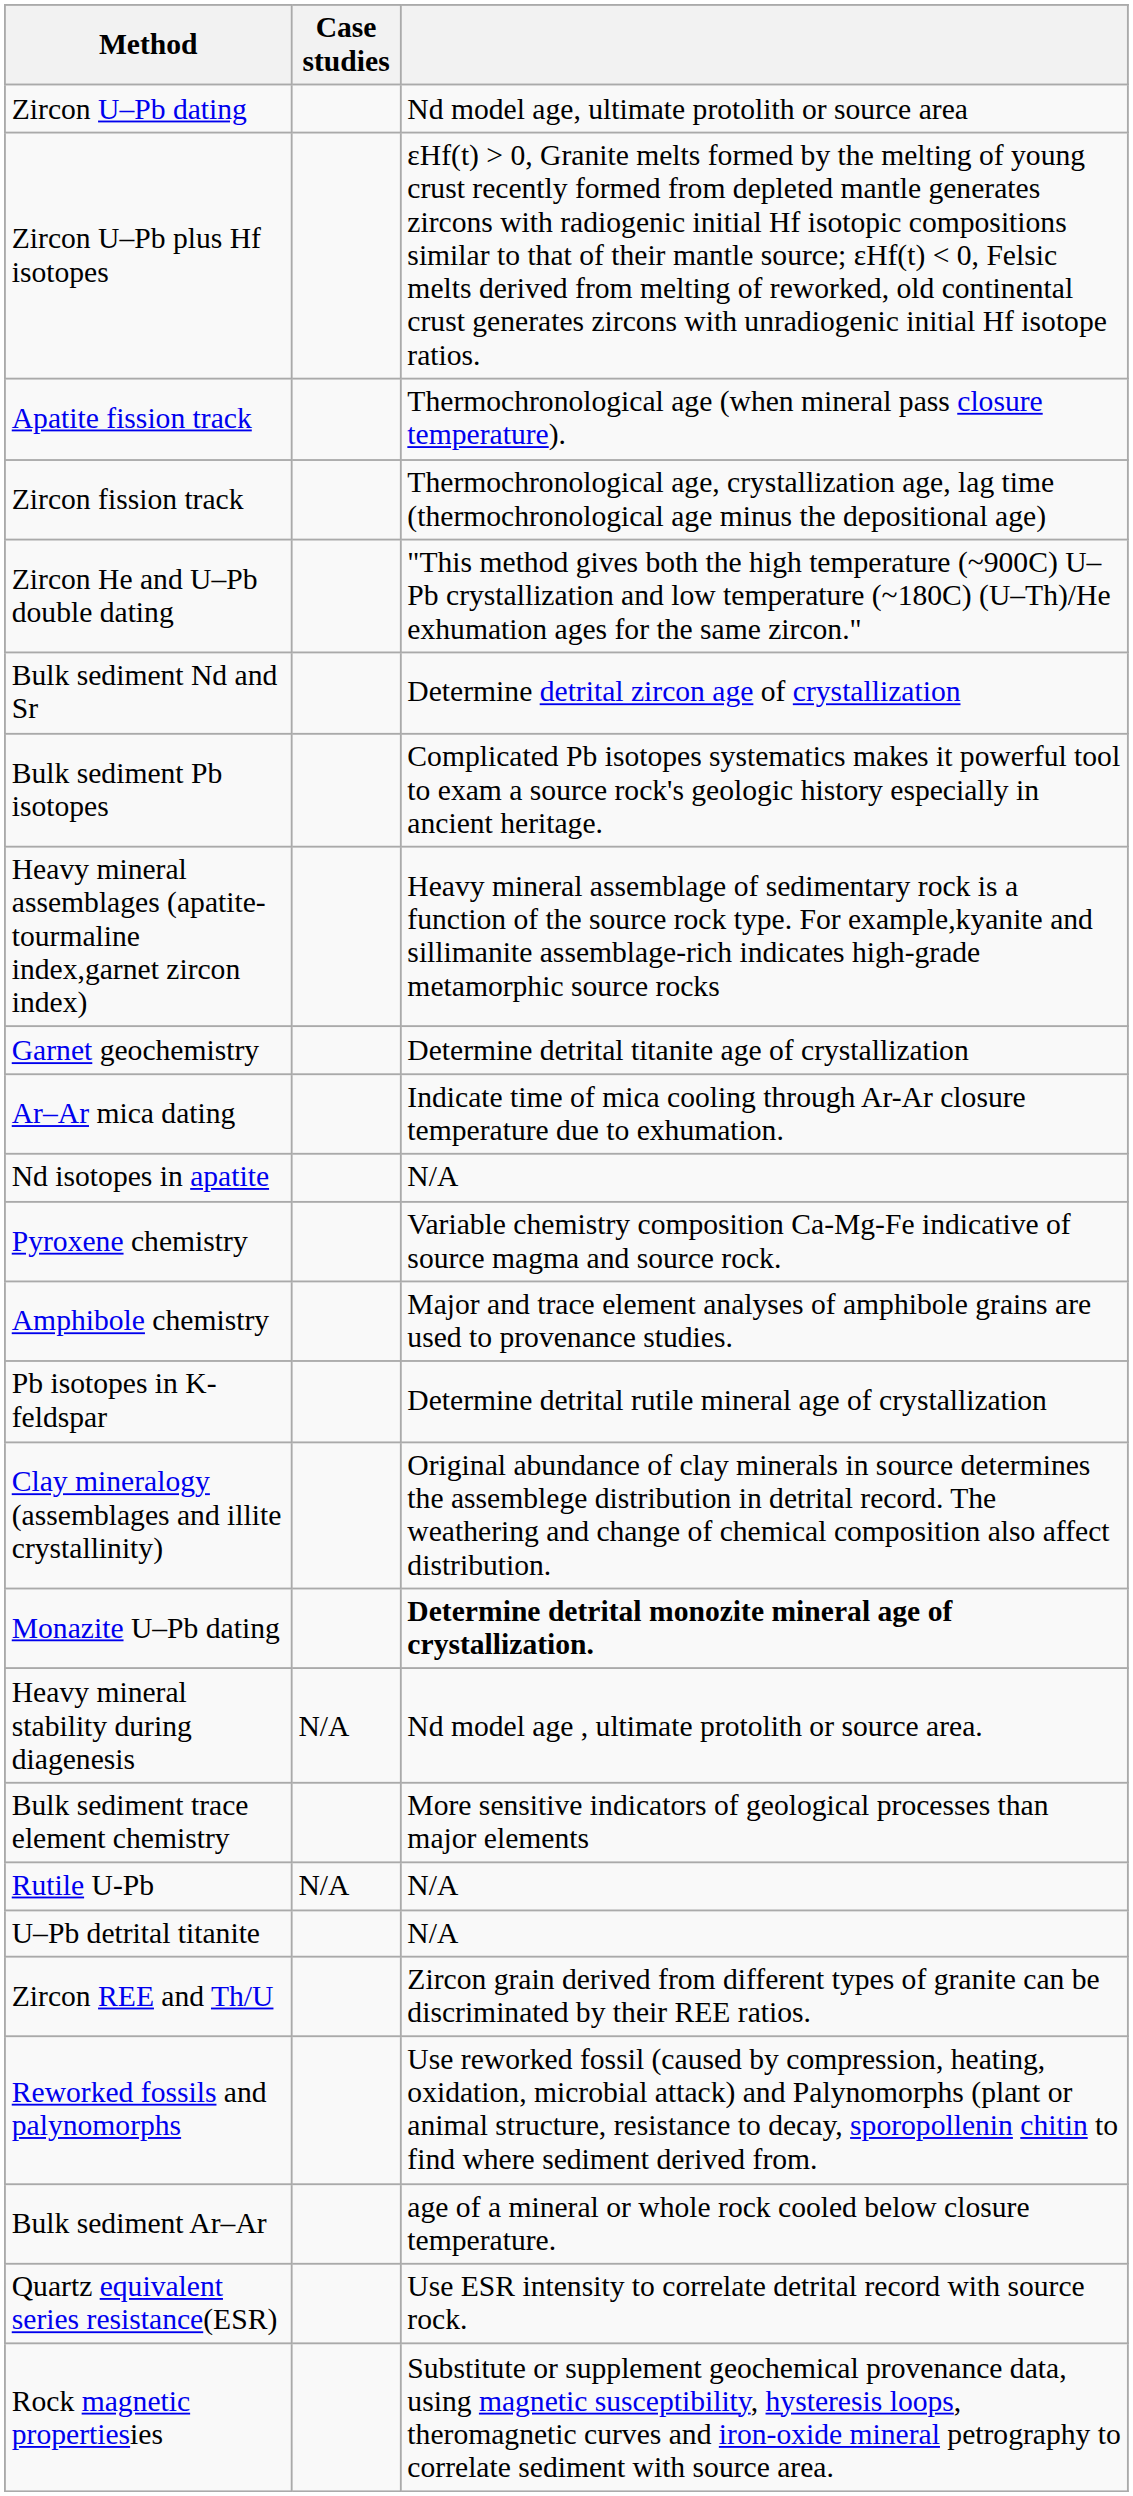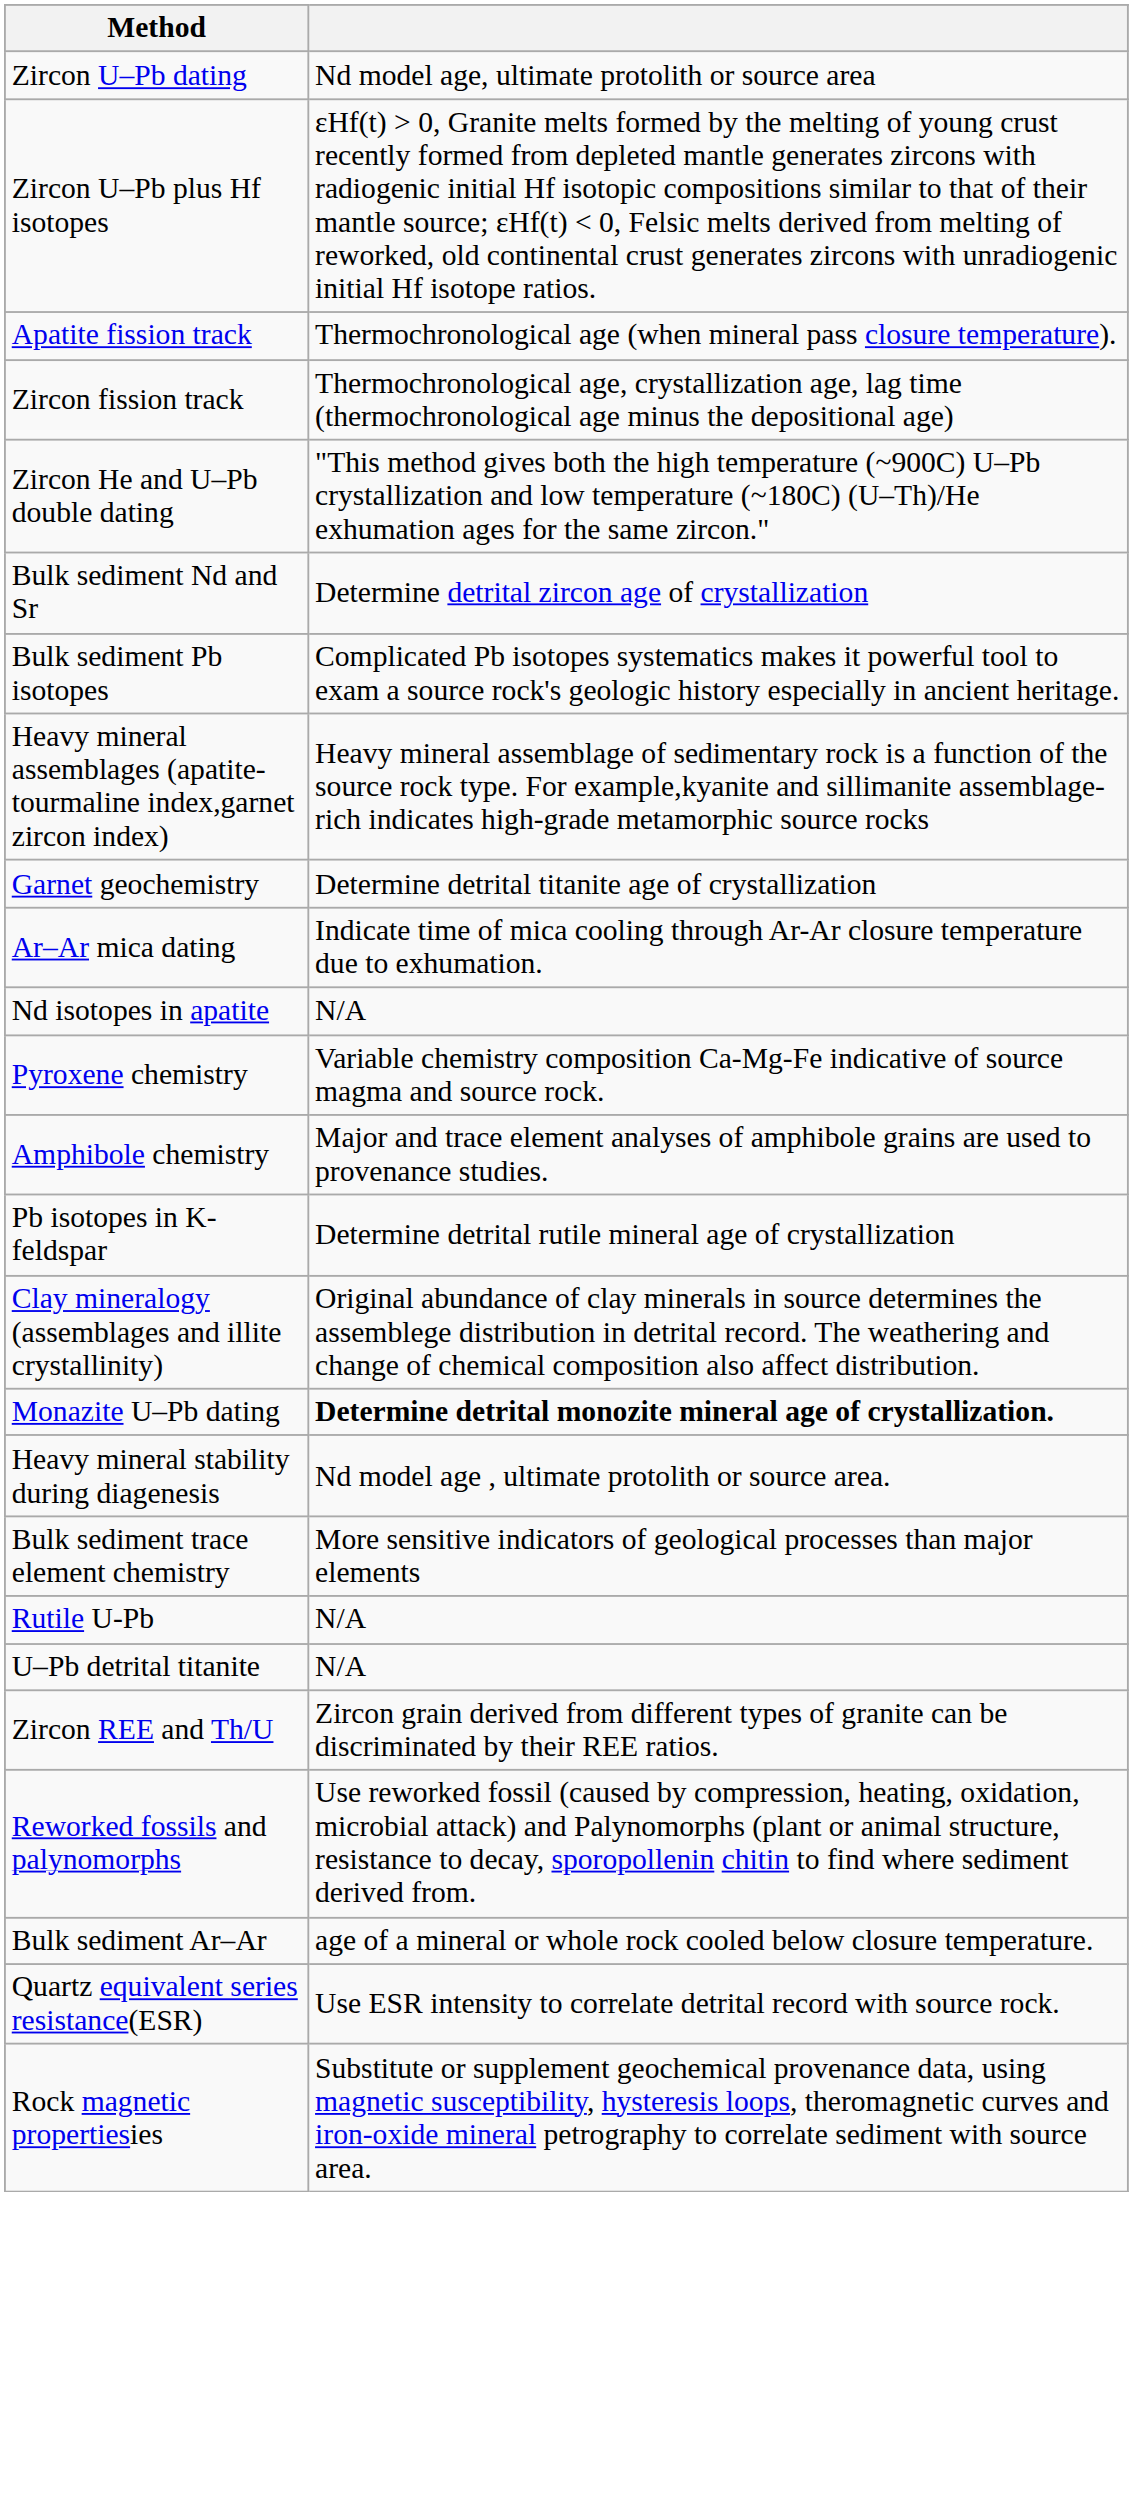- column: (346, 44)
